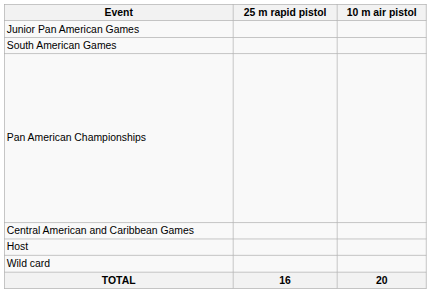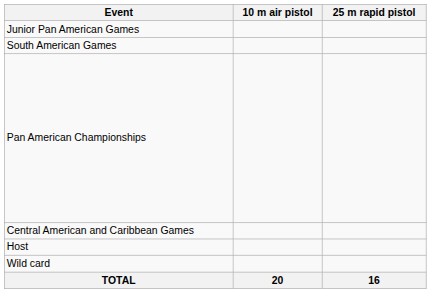columns swapped: (382, 12) <-> (285, 12)
